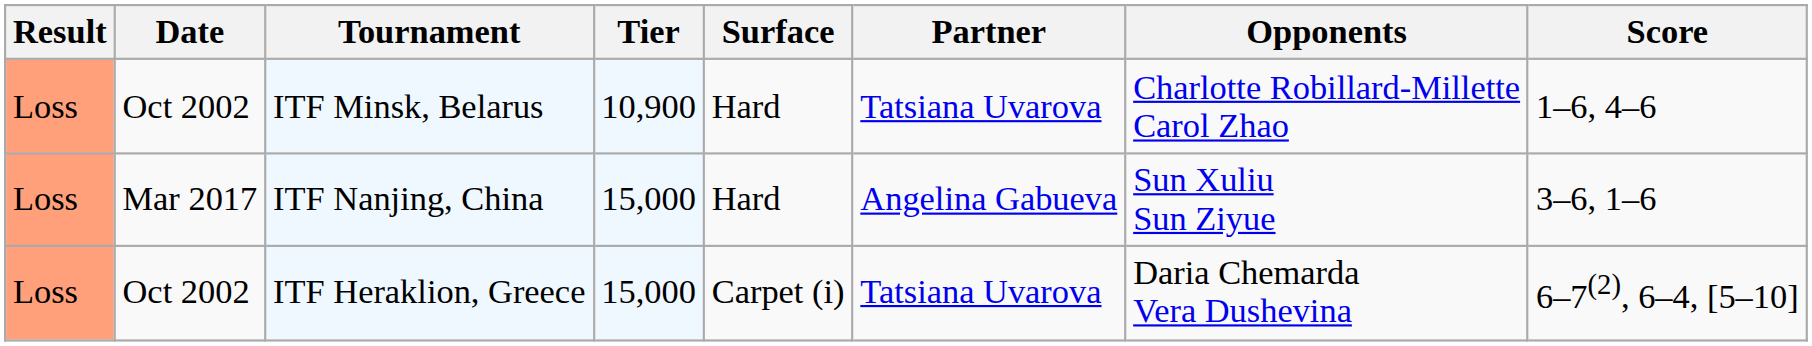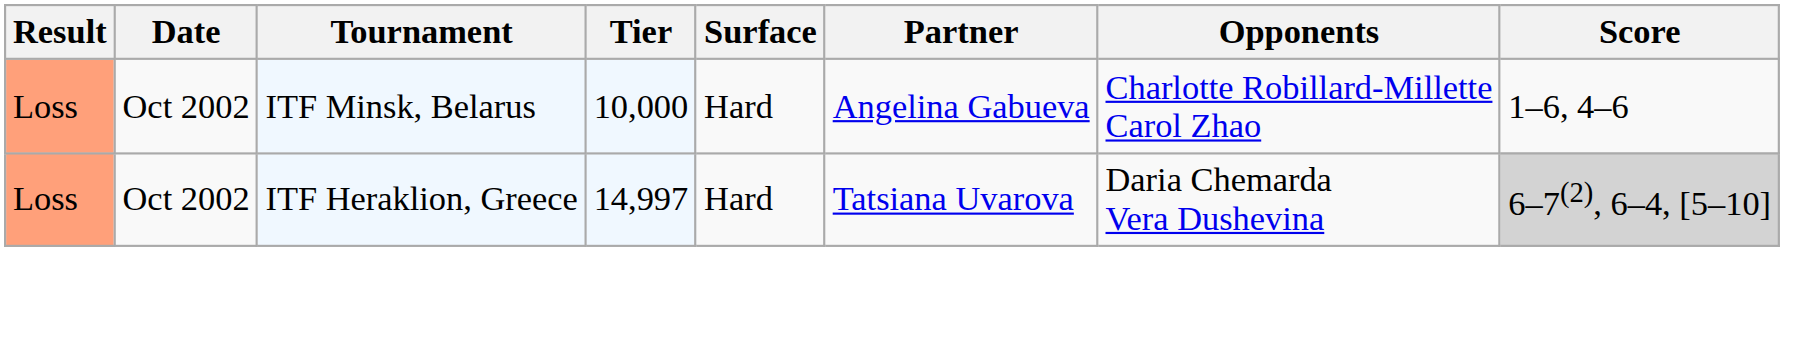(649, 105) 10,900 -> (641, 105) 10,000
(981, 105) Tatsiana Uvarova -> (961, 105) Angelina Gabueva
- row: (408, 198)
(649, 292) 15,000 -> (641, 198) 14,997
(778, 292) Carpet (i) -> (738, 198) Hard
(1667, 292) no background -> (1640, 198) lightgrey background
